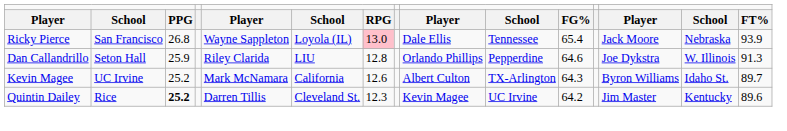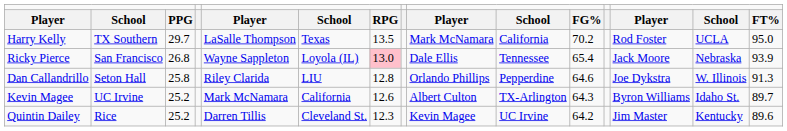+ row: (36, 39)
(179, 58) 25.9 -> (179, 77) 25.8
(179, 96) bold -> (179, 116) normal
